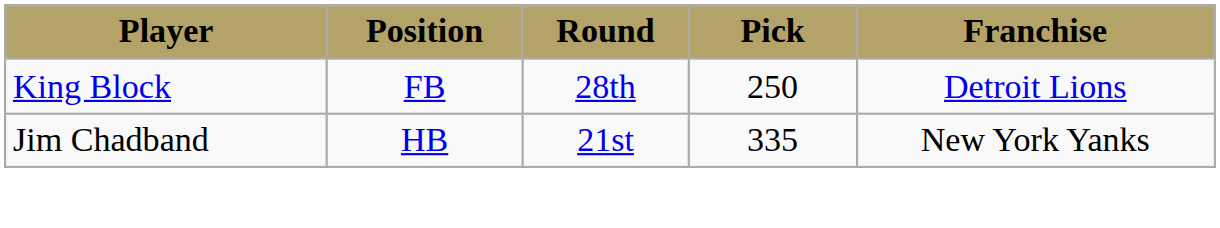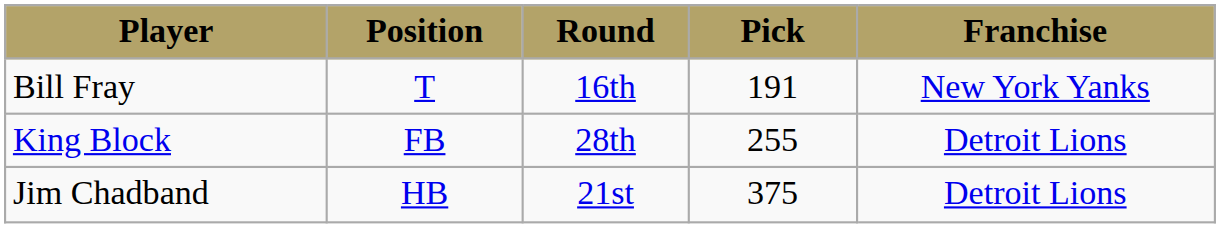+ row: (74, 85)
(773, 85) 250 -> (773, 139) 255
(773, 139) 335 -> (773, 193) 375
(1035, 139) New York Yanks -> (1035, 193) Detroit Lions
